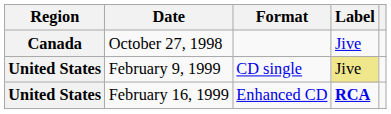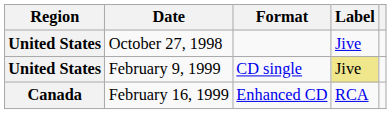(55, 43) Canada -> (55, 43) United States
(55, 95) United States -> (55, 95) Canada
(353, 95) bold -> (352, 95) normal
